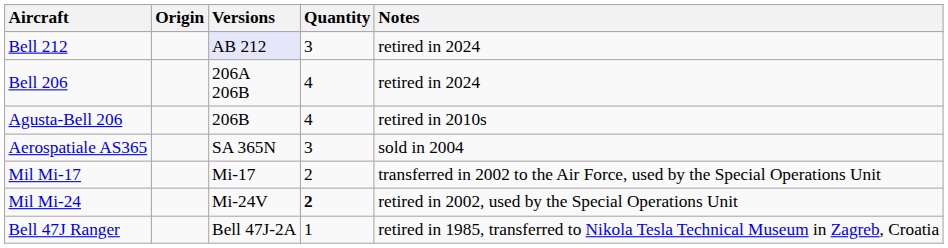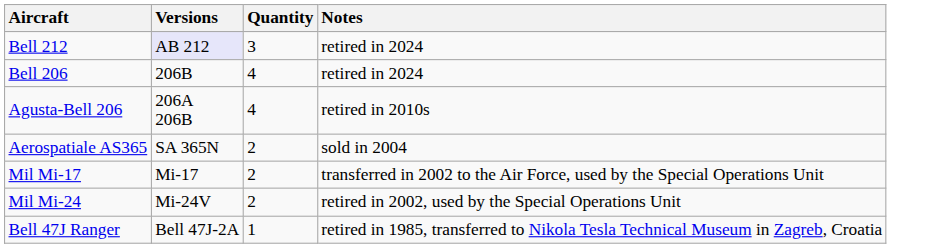- column: (180, 18)
(231, 82) 206A 206B -> (174, 73) 206B
(231, 119) 206B -> (174, 110) 206A 206B
(308, 147) 3 -> (251, 147) 2
(308, 202) bold -> (251, 202) normal
